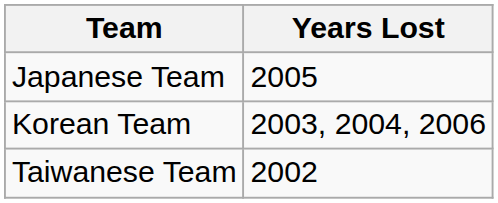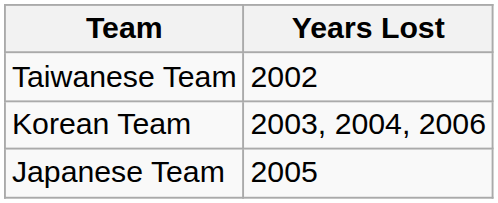rows swapped: (124, 172) <-> (118, 76)
